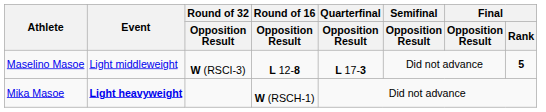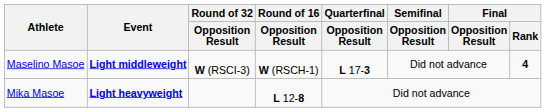(134, 65) normal -> (138, 65) bold
(285, 71) L 12-8 -> (289, 71) W (RSCH-1)
(521, 65) 5 -> (525, 65) 4
(285, 99) W (RSCH-1) -> (289, 99) L 12-8
